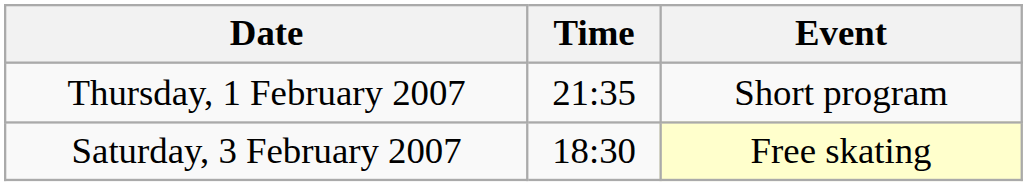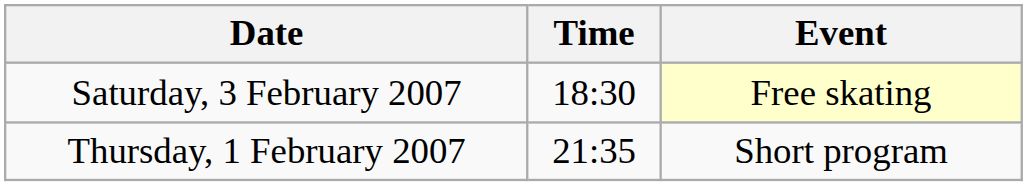rows swapped: (267, 92) <-> (267, 150)
